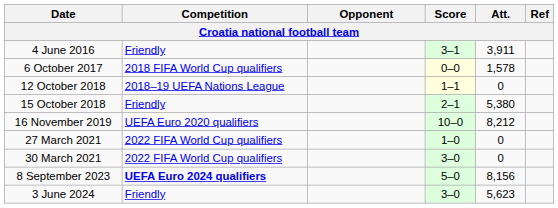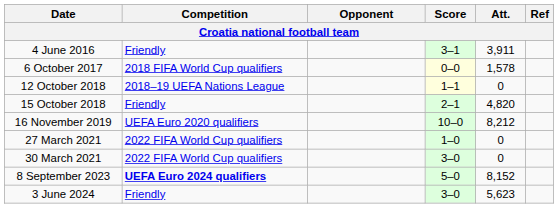(501, 104) 5,380 -> (501, 104) 4,820
(501, 176) 8,156 -> (501, 176) 8,152
